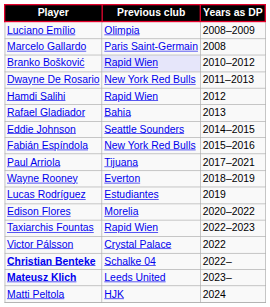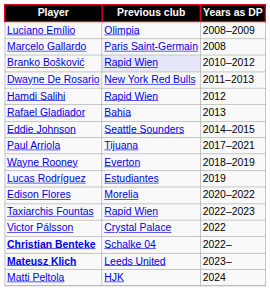- row: (48, 145)
